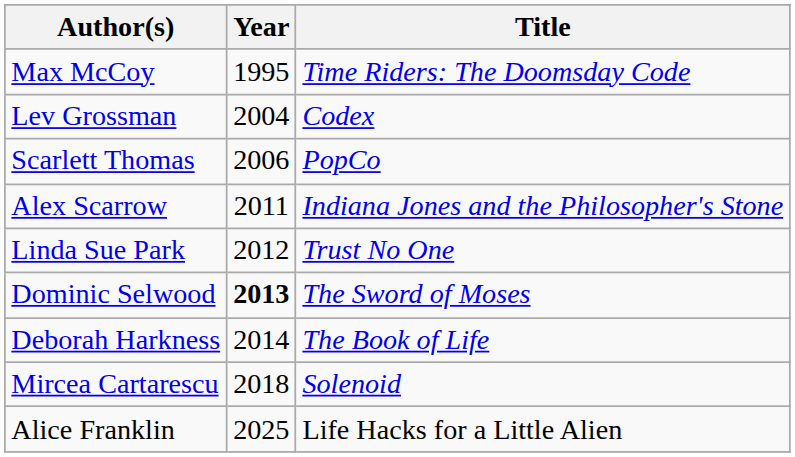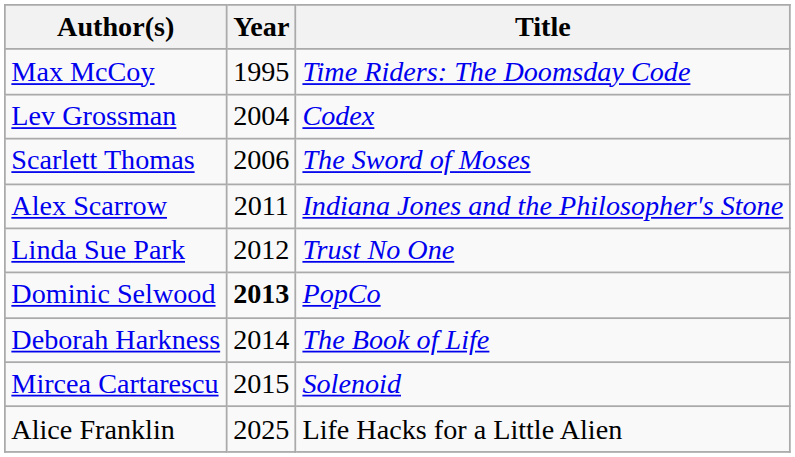(342, 160) PopCo -> (417, 160) The Sword of Moses
(417, 294) The Sword of Moses -> (342, 294) PopCo
(261, 384) 2018 -> (261, 384) 2015
